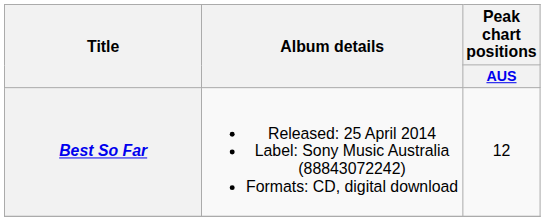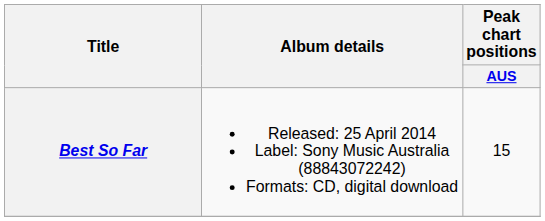(501, 151) 12 -> (501, 151) 15
